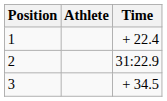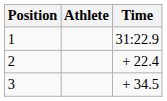(141, 38) + 22.4 -> (137, 38) 31:22.9
(137, 61) 31:22.9 -> (141, 61) + 22.4
